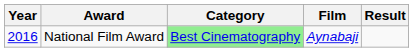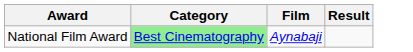- column: (23, 15)
